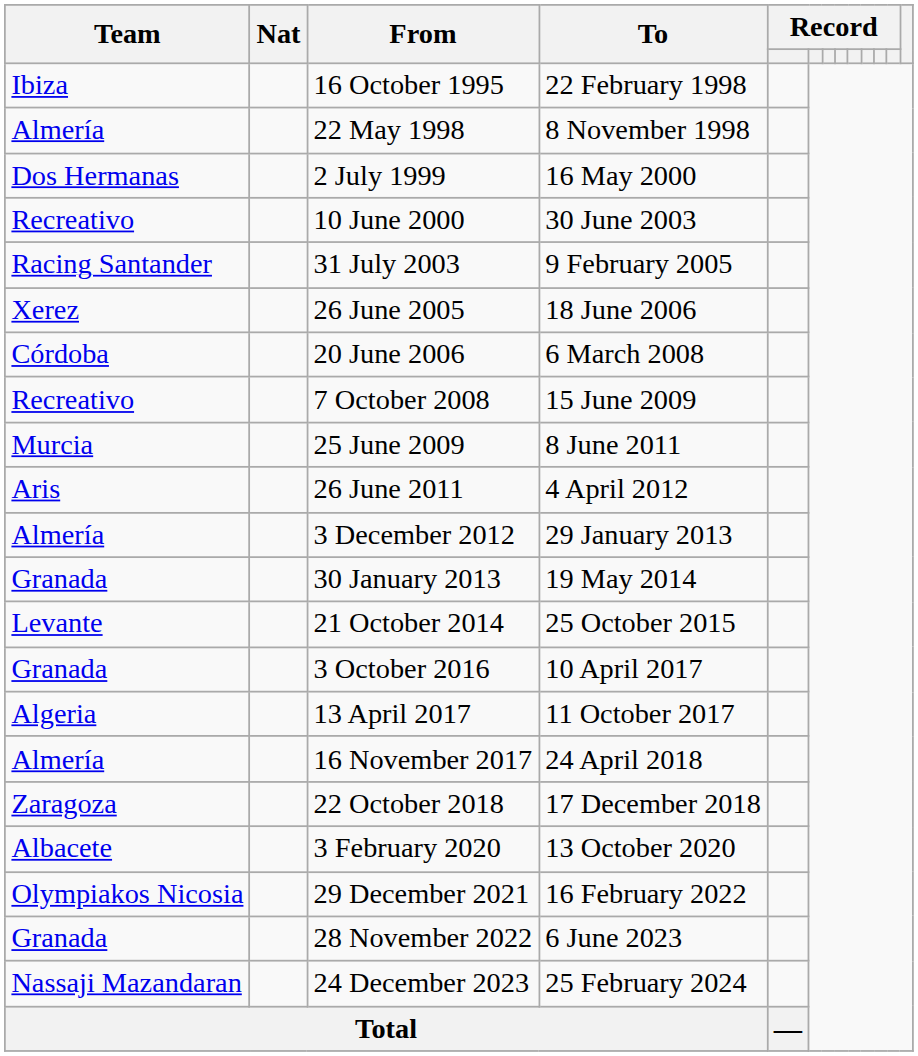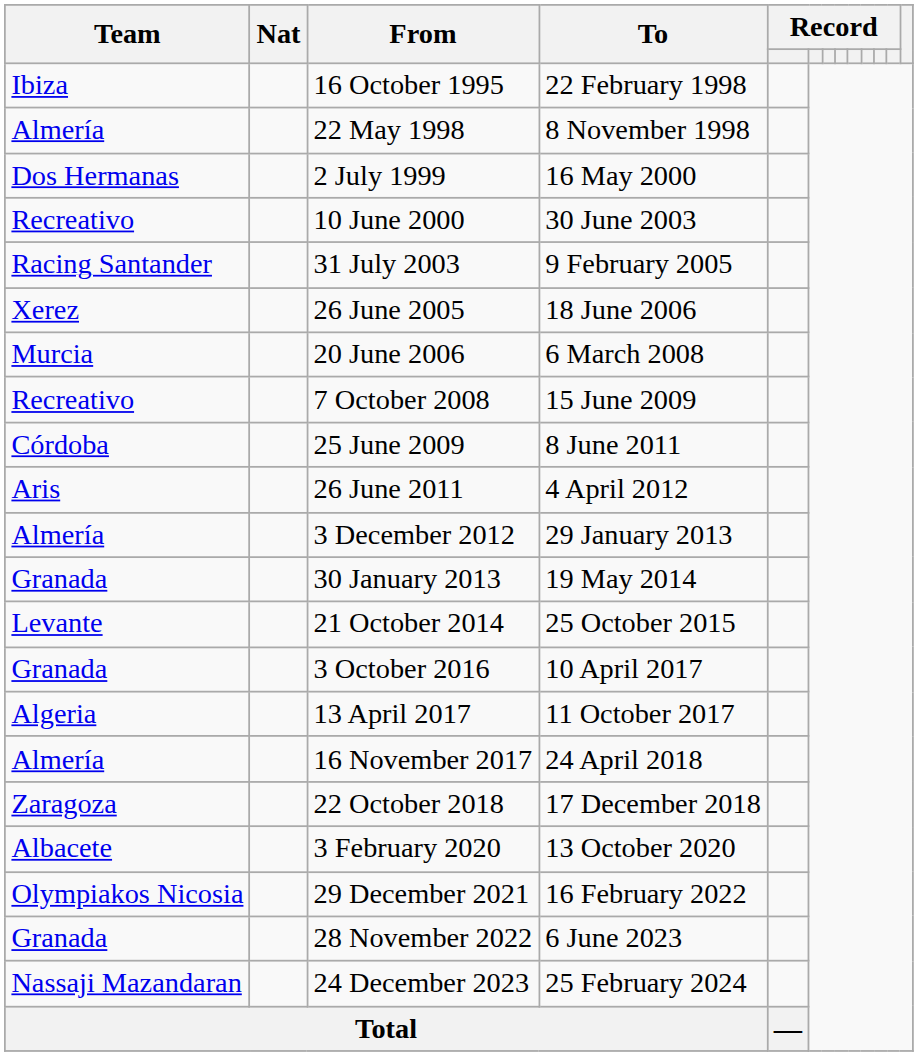(60, 354) Córdoba -> (52, 354) Murcia
(52, 444) Murcia -> (60, 444) Córdoba
